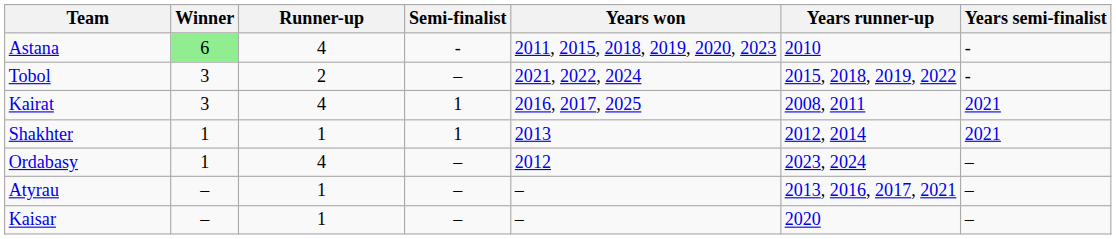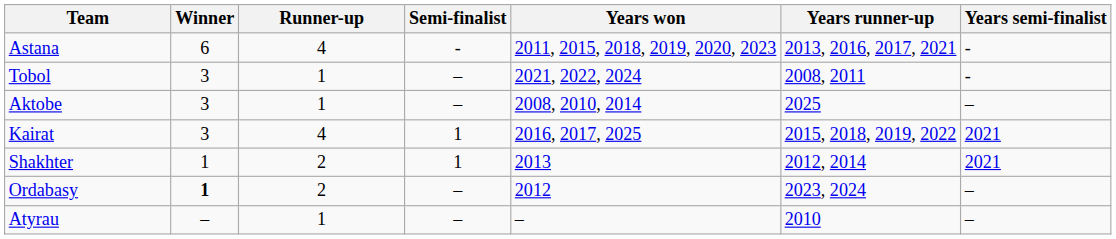(205, 47) lightgreen background -> (205, 47) no background
(803, 47) 2010 -> (871, 47) 2013, 2016, 2017, 2021
(322, 76) 2 -> (322, 76) 1
(871, 76) 2015, 2018, 2019, 2022 -> (825, 76) 2008, 2011
+ row: (35, 104)
(825, 104) 2008, 2011 -> (871, 133) 2015, 2018, 2019, 2022
(322, 133) 1 -> (322, 162) 2
(205, 162) normal -> (205, 190) bold
(322, 162) 4 -> (322, 190) 2
(871, 190) 2013, 2016, 2017, 2021 -> (803, 219) 2010
- row: (32, 219)
